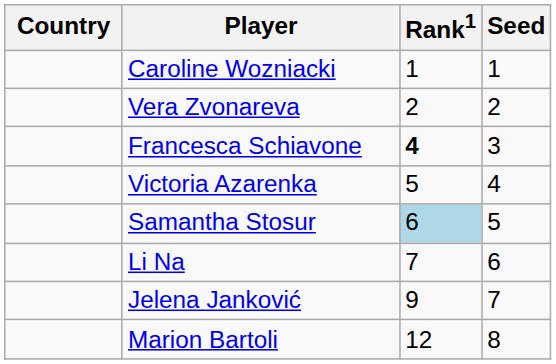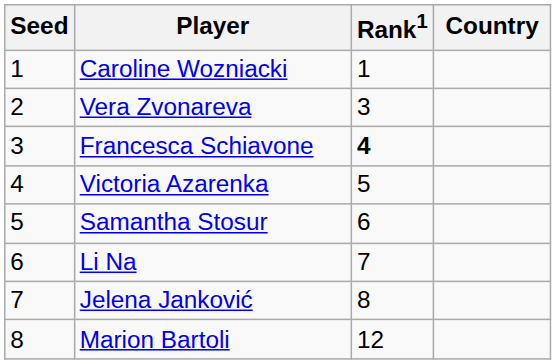columns swapped: (64, 27) <-> (516, 27)
(412, 107) 2 -> (364, 107) 3
(412, 223) lightblue background -> (364, 223) no background
(412, 300) 9 -> (364, 300) 8
